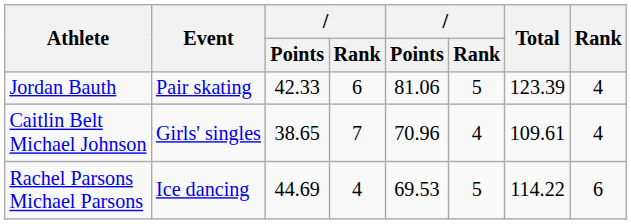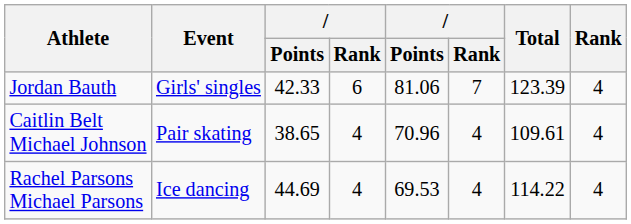(204, 88) Pair skating -> (208, 88) Girls' singles
(477, 88) 5 -> (477, 88) 7
(208, 133) Girls' singles -> (204, 133) Pair skating
(357, 133) 7 -> (357, 133) 4
(477, 190) 5 -> (477, 190) 4
(598, 190) 6 -> (598, 190) 4
